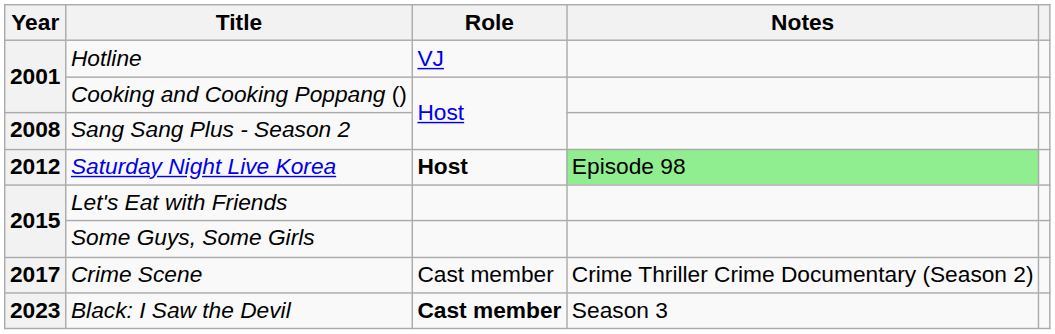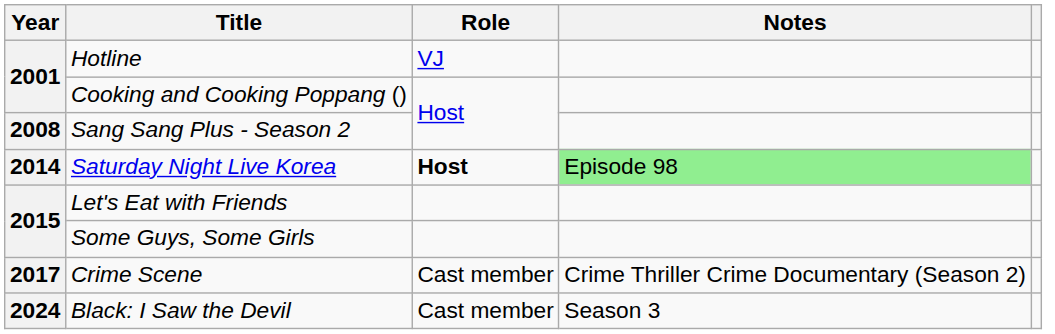(35, 166) 2012 -> (35, 166) 2014
(35, 310) 2023 -> (35, 310) 2024
(489, 310) bold -> (486, 310) normal
